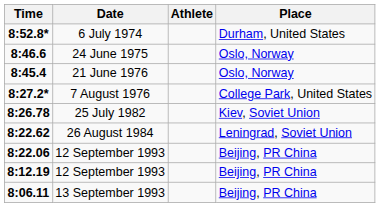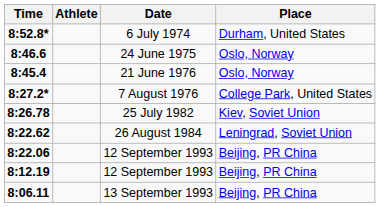columns swapped: (192, 14) <-> (110, 14)
